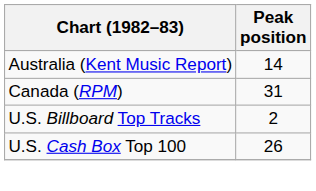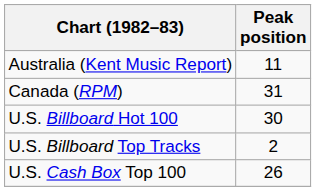(273, 64) 14 -> (273, 64) 11
+ row: (93, 118)
